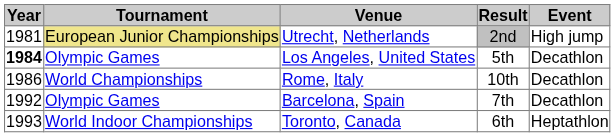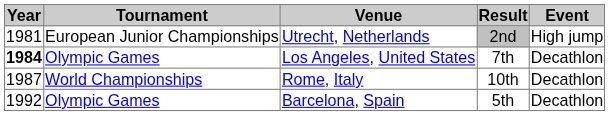(162, 36) khaki background -> (162, 36) no background
(503, 58) 5th -> (503, 58) 7th
(24, 79) 1986 -> (24, 79) 1987
(503, 100) 7th -> (503, 100) 5th
- row: (341, 121)
